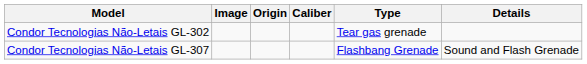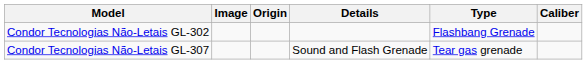columns swapped: (312, 13) <-> (511, 13)
(382, 31) Tear gas grenade -> (484, 31) Flashbang Grenade
(388, 50) Flashbang Grenade -> (478, 50) Tear gas grenade
